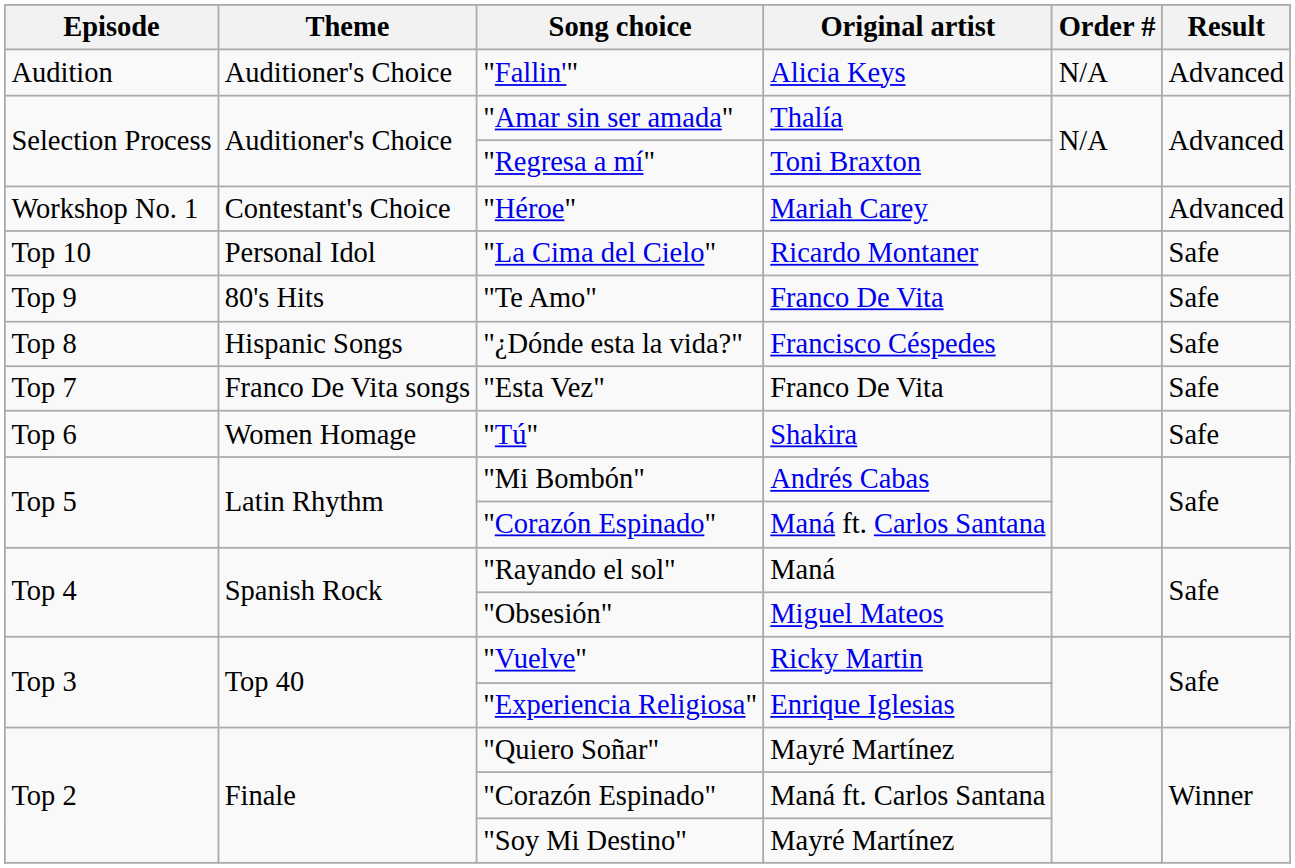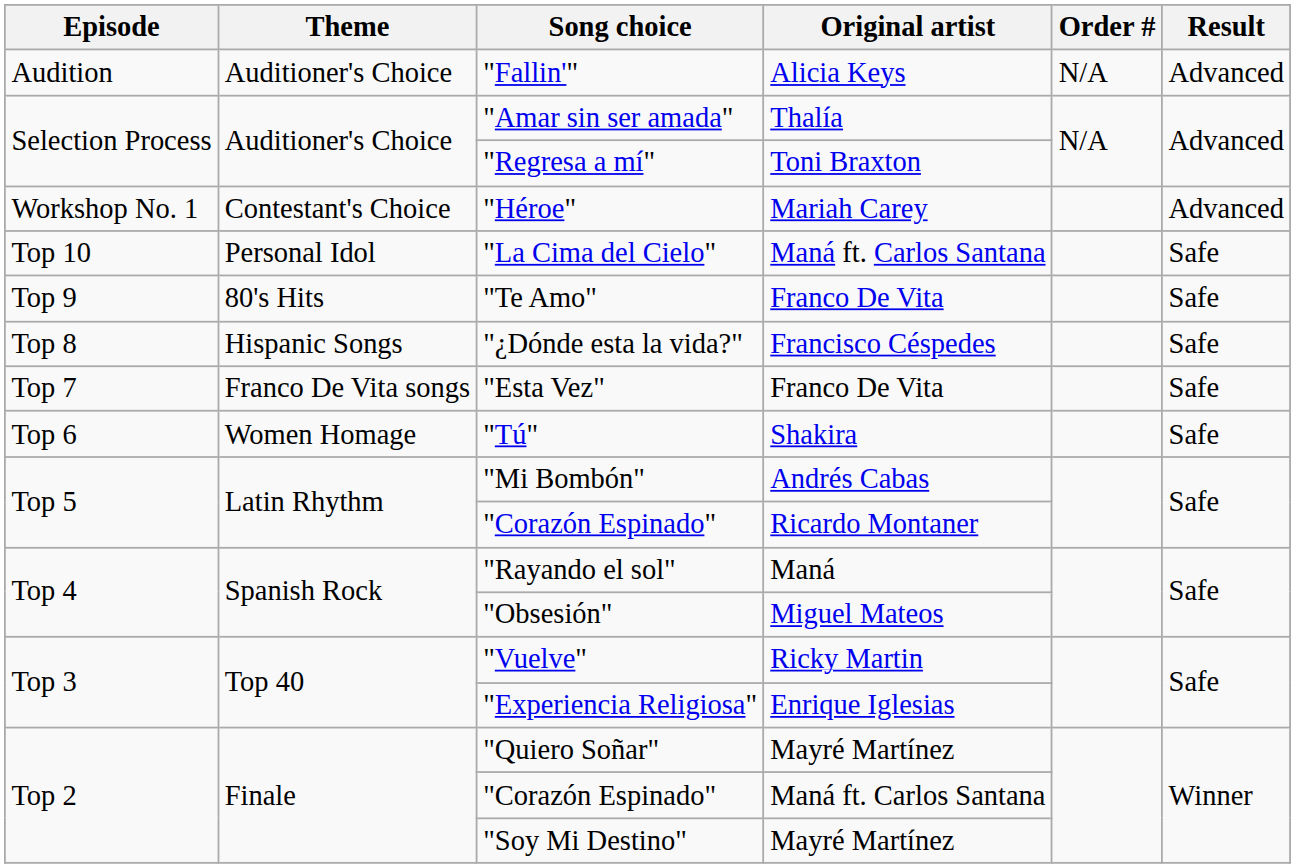(874, 252) Ricardo Montaner -> (908, 252) Maná ft. Carlos Santana
(908, 523) Maná ft. Carlos Santana -> (874, 523) Ricardo Montaner
